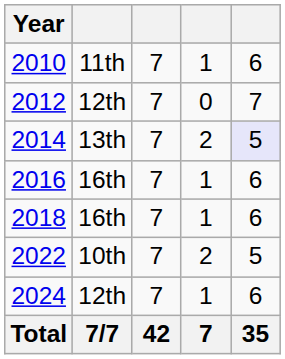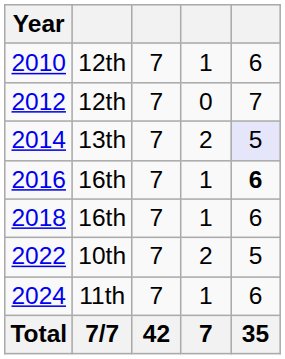(102, 62) 11th -> (102, 62) 12th
(255, 179) normal -> (255, 179) bold
(102, 295) 12th -> (102, 295) 11th
